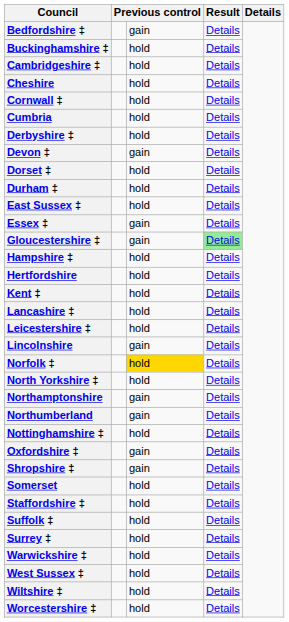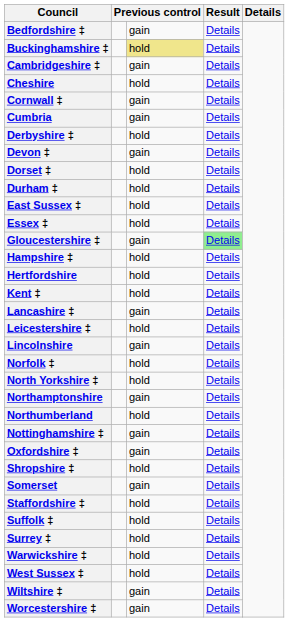(139, 48) no background -> (139, 48) khaki background
(139, 65) hold -> (139, 65) gain
(139, 100) hold -> (139, 100) gain
(139, 118) hold -> (139, 118) gain
(139, 223) gain -> (139, 223) hold
(139, 310) hold -> (139, 310) gain
(139, 363) gold background -> (139, 363) no background
(139, 415) gain -> (139, 415) hold
(139, 433) hold -> (139, 433) gain
(139, 468) gain -> (139, 468) hold
(139, 485) hold -> (139, 485) gain
(139, 591) hold -> (139, 591) gain
(139, 608) hold -> (139, 608) gain
